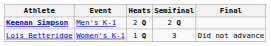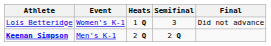rows swapped: (37, 23) <-> (39, 35)
